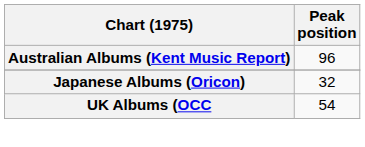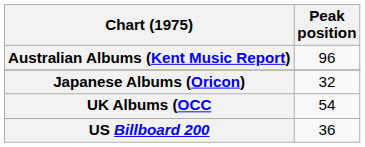+ row: (149, 130)
